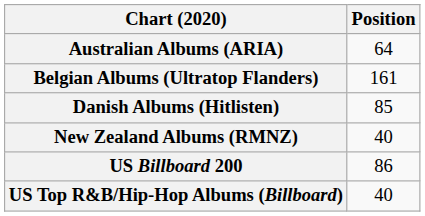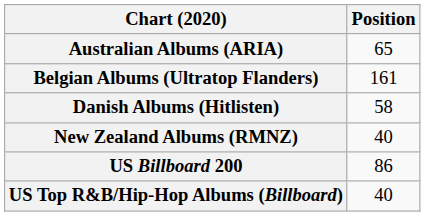(384, 48) 64 -> (384, 48) 65
(384, 107) 85 -> (384, 107) 58
